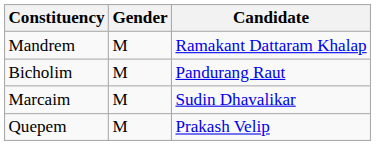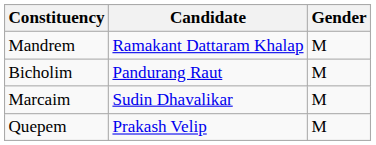columns swapped: (271, 18) <-> (140, 18)
